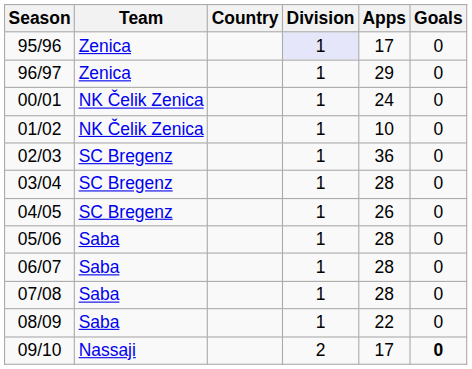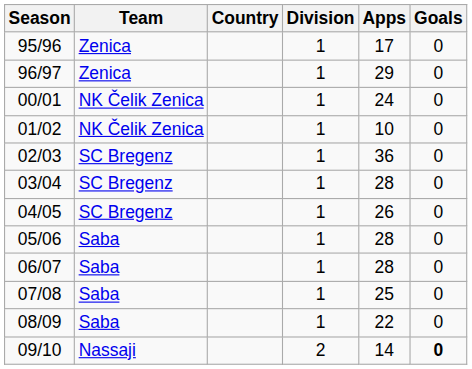(321, 45) lavender background -> (321, 45) no background
(384, 294) 28 -> (384, 294) 25
(384, 350) 17 -> (384, 350) 14
